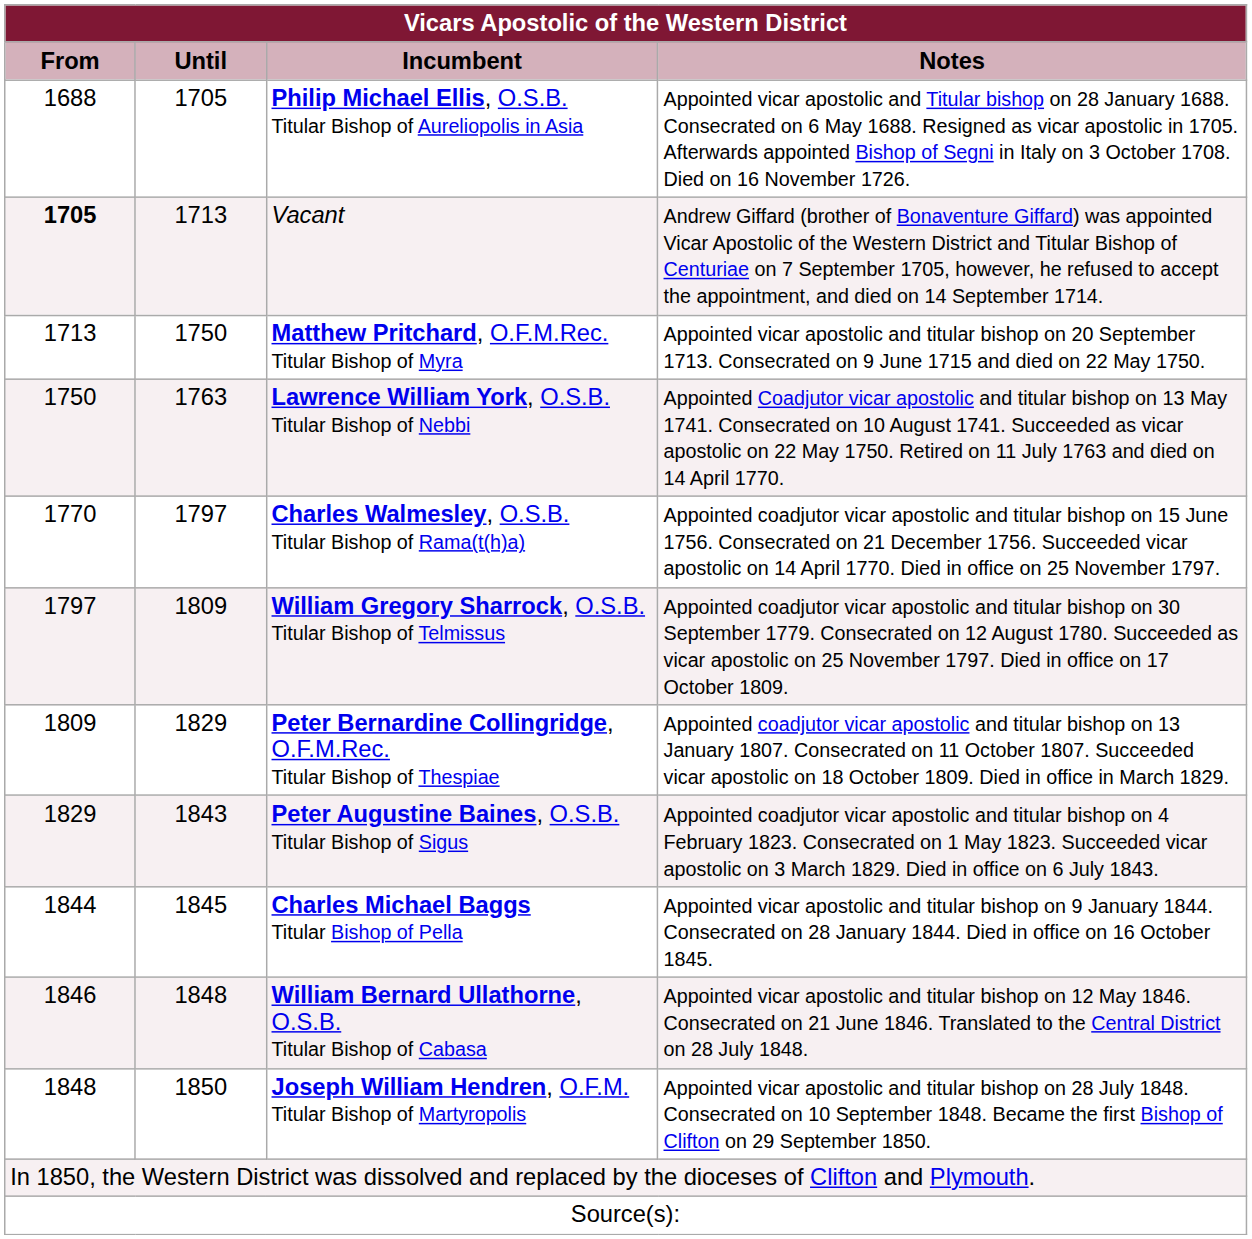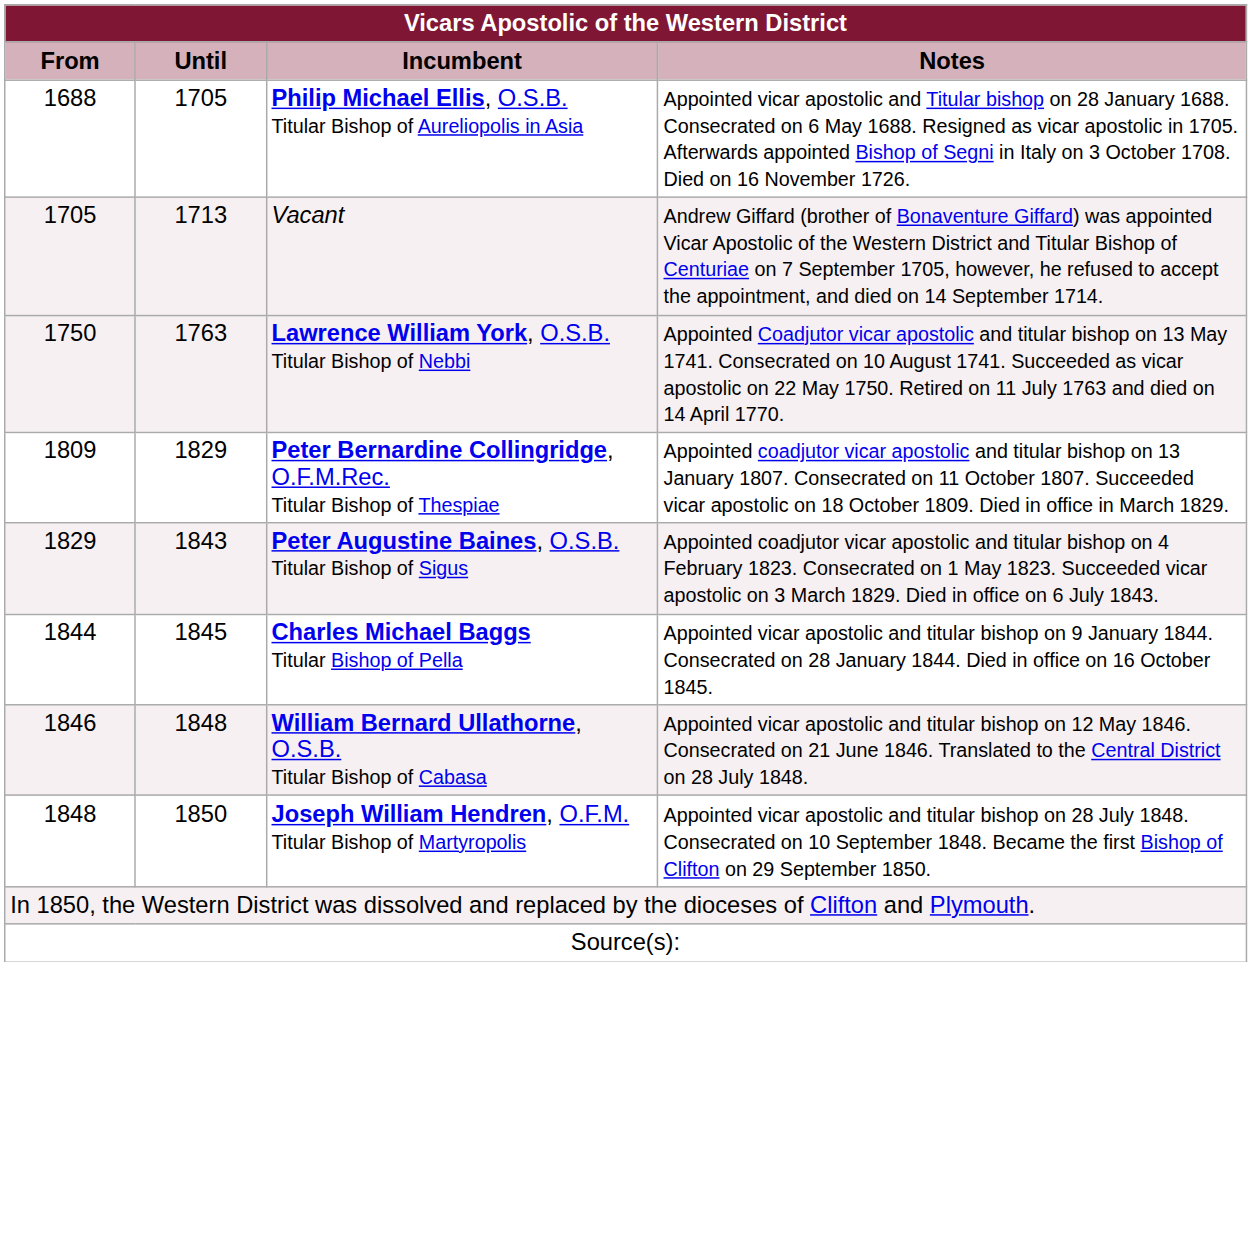(70, 215) bold -> (70, 215) normal
- row: (440, 346)
- row: (420, 528)
- row: (458, 619)
